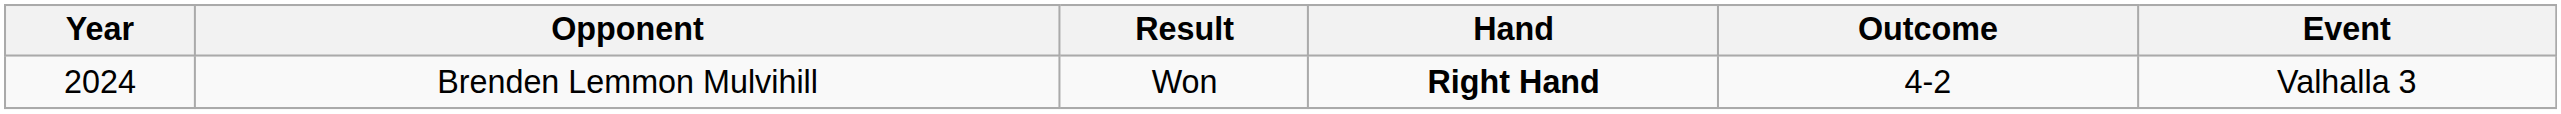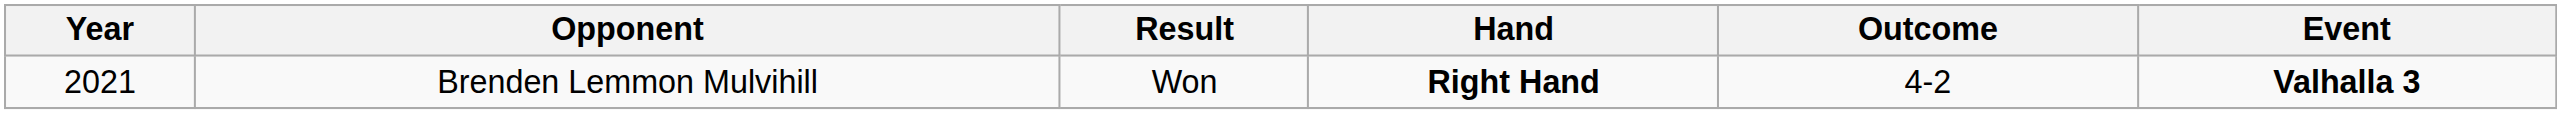(100, 81) 2024 -> (100, 81) 2021
(2347, 81) normal -> (2347, 81) bold
